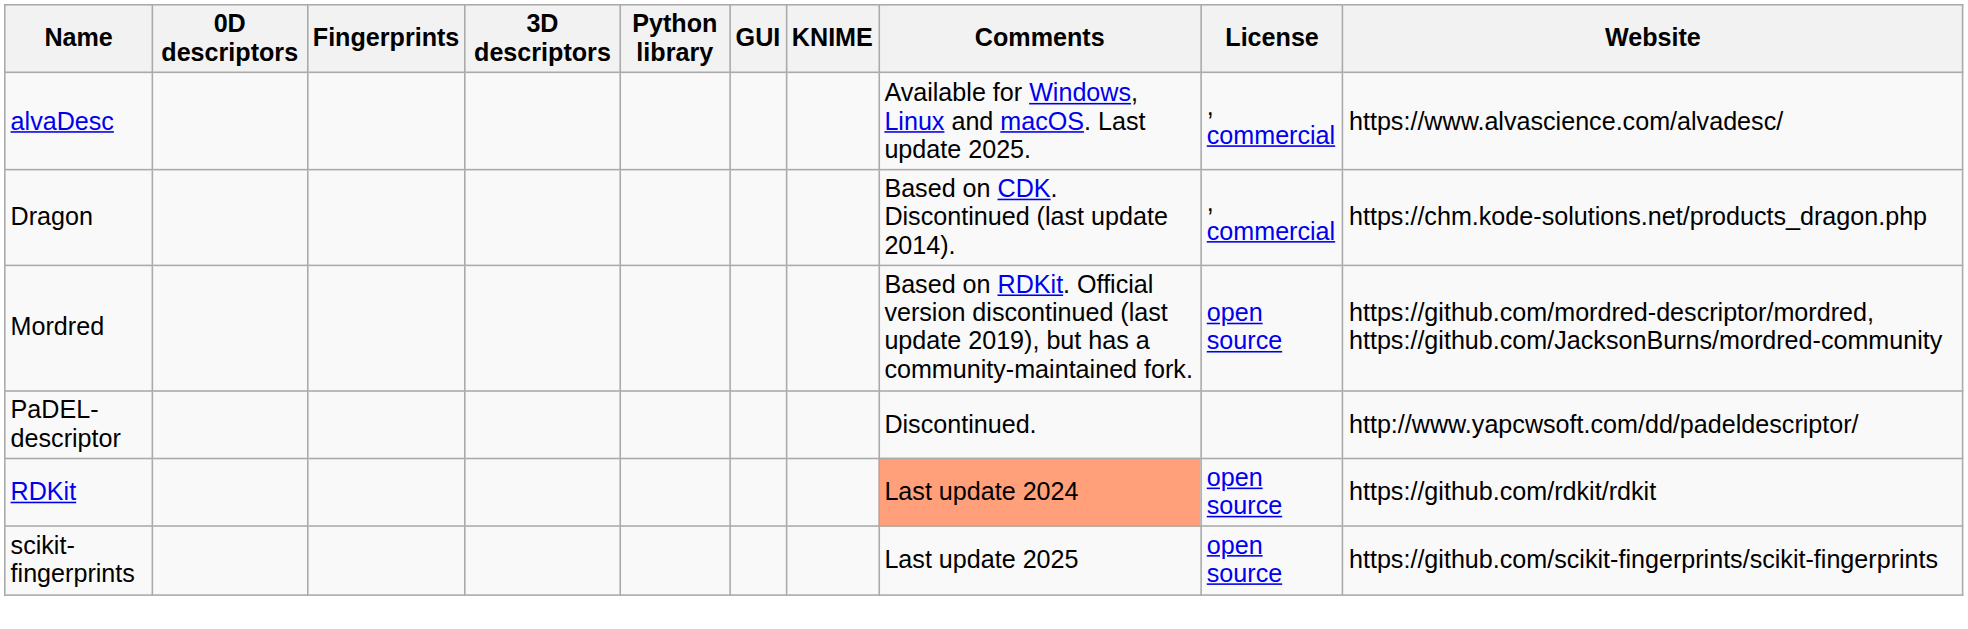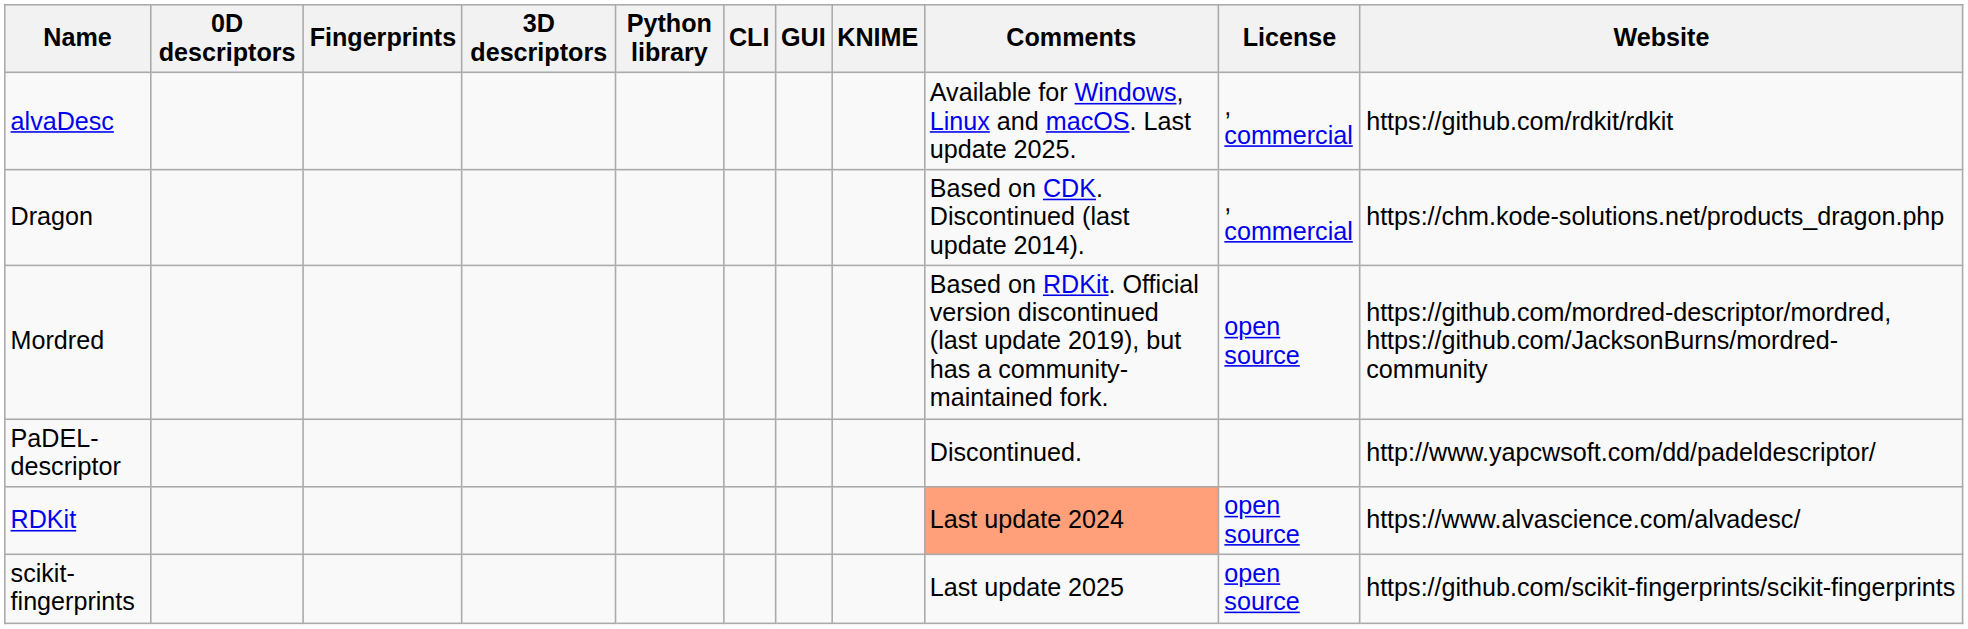+ column: (749, 38)
(1566, 120) https://www.alvascience.com/alvadesc/ -> (1520, 120) https://github.com/rdkit/rdkit
(1503, 492) https://github.com/rdkit/rdkit -> (1583, 520) https://www.alvascience.com/alvadesc/
